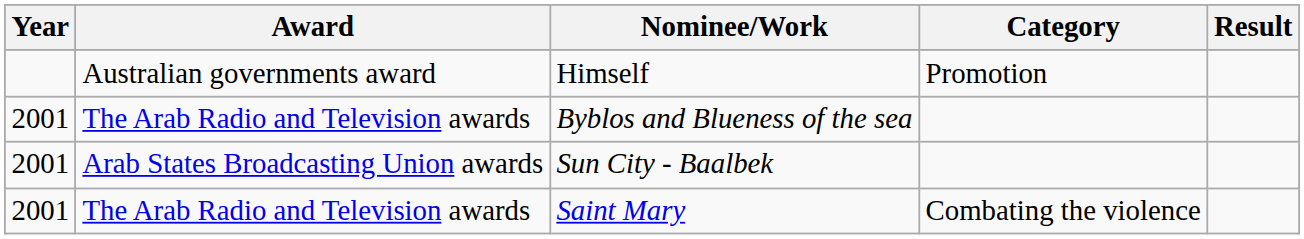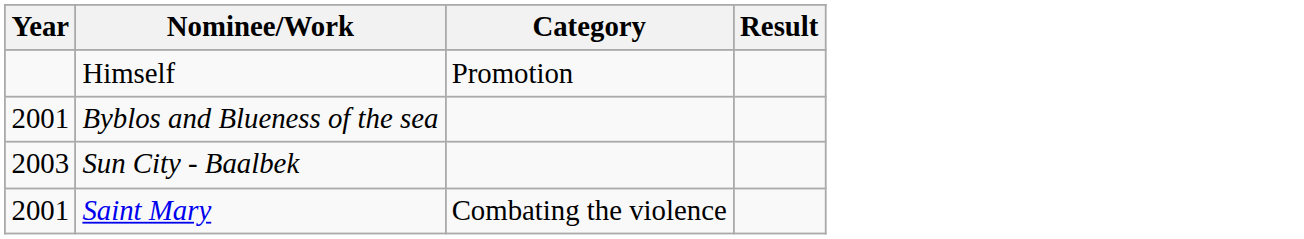- column: (313, 27)
(40, 164) 2001 -> (40, 164) 2003
